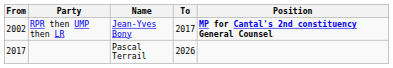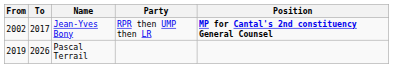columns swapped: (185, 11) <-> (69, 11)
(16, 52) 2017 -> (16, 52) 2019
